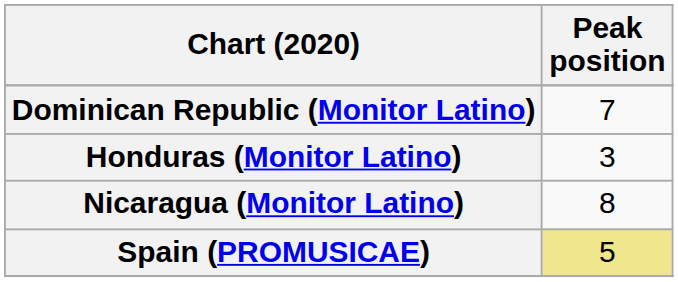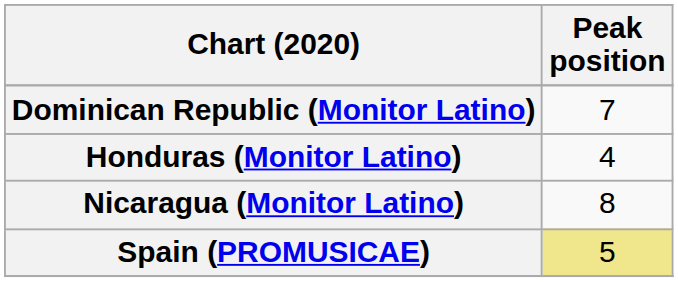(607, 156) 3 -> (607, 156) 4
